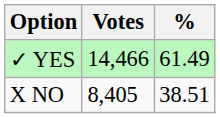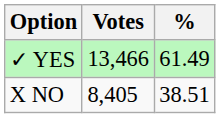(118, 58) 14,466 -> (118, 58) 13,466
